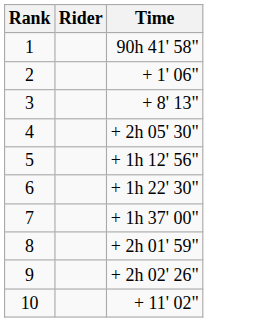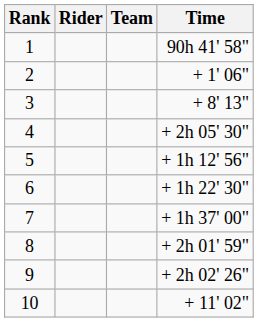+ column: (132, 18)
